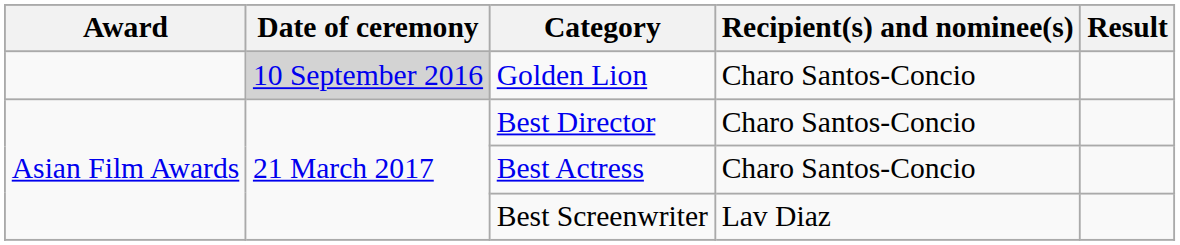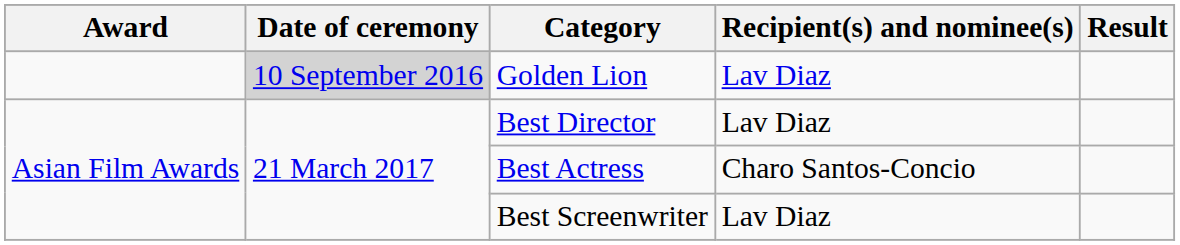(849, 74) Charo Santos-Concio -> (776, 74) Lav Diaz
(849, 121) Charo Santos-Concio -> (776, 121) Lav Diaz
